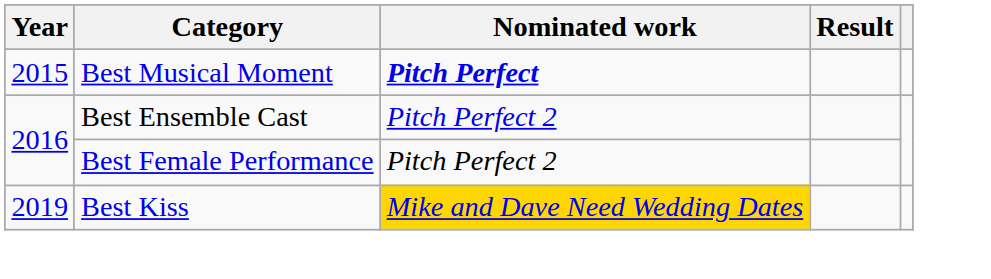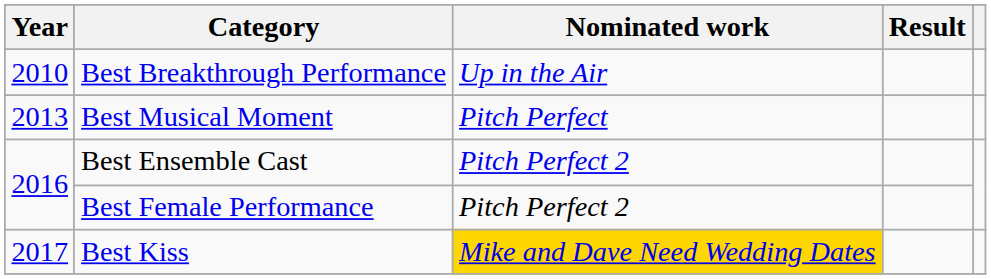+ row: (264, 71)
(40, 71) 2015 -> (40, 116) 2013
(463, 71) bold -> (533, 116) normal
(40, 206) 2019 -> (40, 251) 2017
